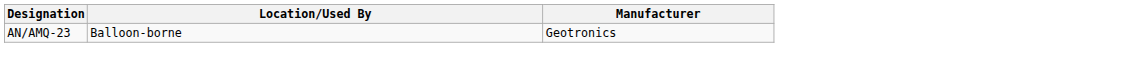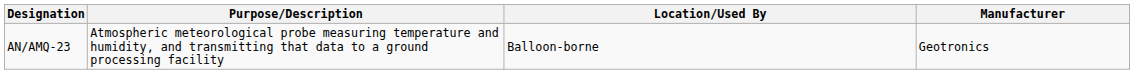+ column: (296, 14)
